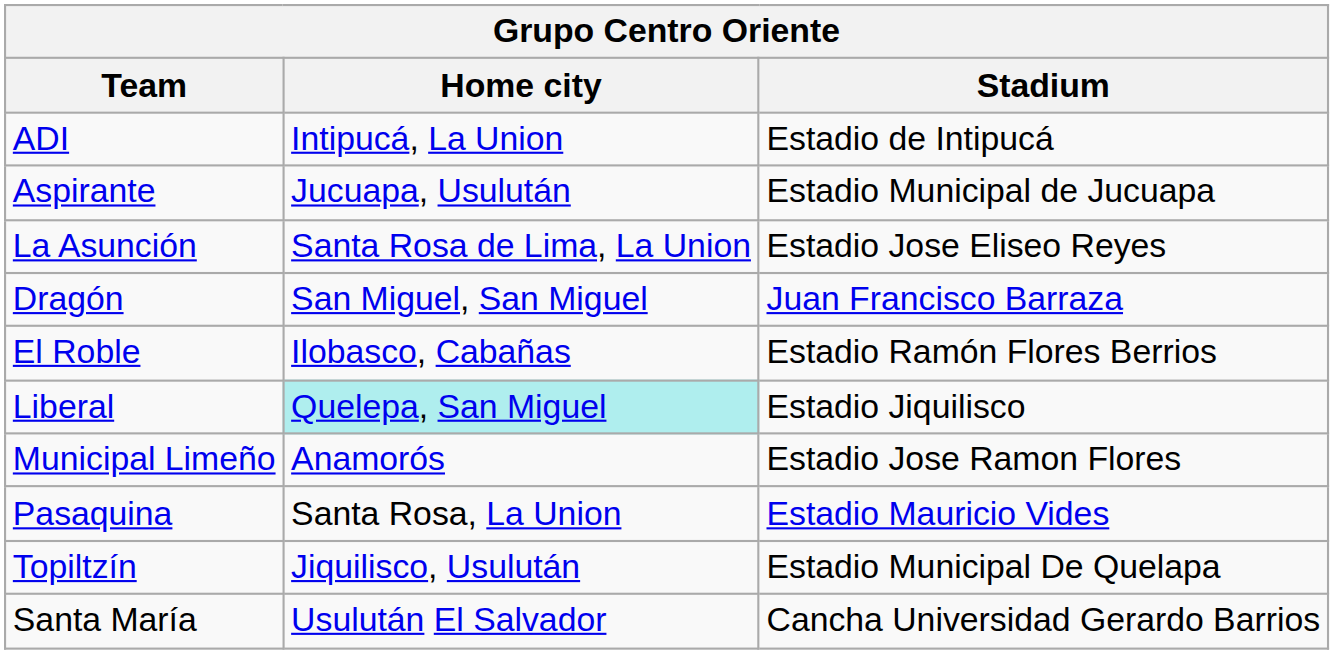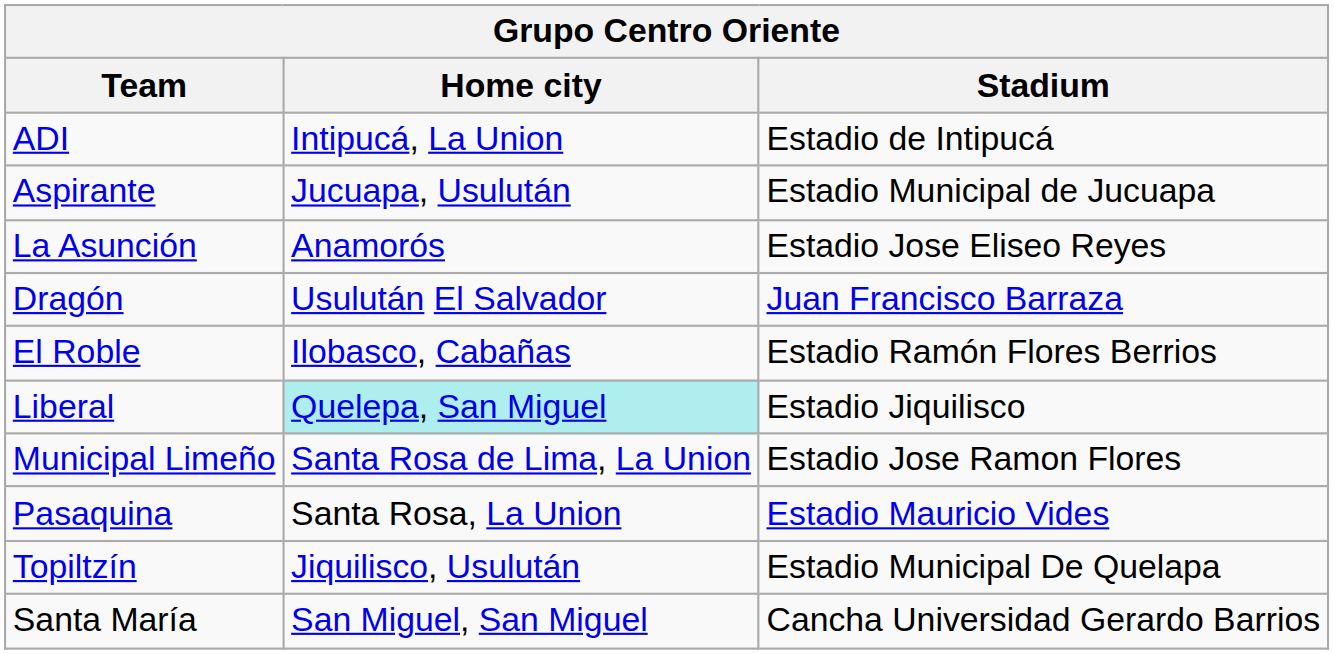(521, 245) Santa Rosa de Lima, La Union -> (368, 245) Anamorós
(469, 298) San Miguel, San Miguel -> (449, 298) Usulután El Salvador
(368, 459) Anamorós -> (521, 459) Santa Rosa de Lima, La Union
(449, 620) Usulután El Salvador -> (469, 620) San Miguel, San Miguel
